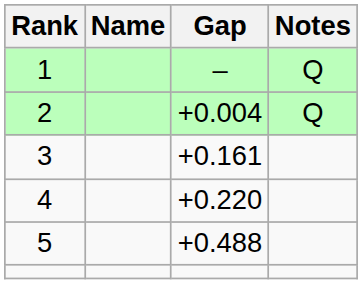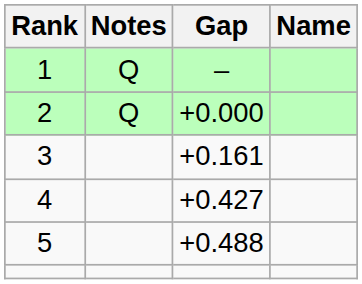columns swapped: (128, 26) <-> (313, 26)
(220, 112) +0.004 -> (222, 112) +0.000
(220, 199) +0.220 -> (222, 199) +0.427
